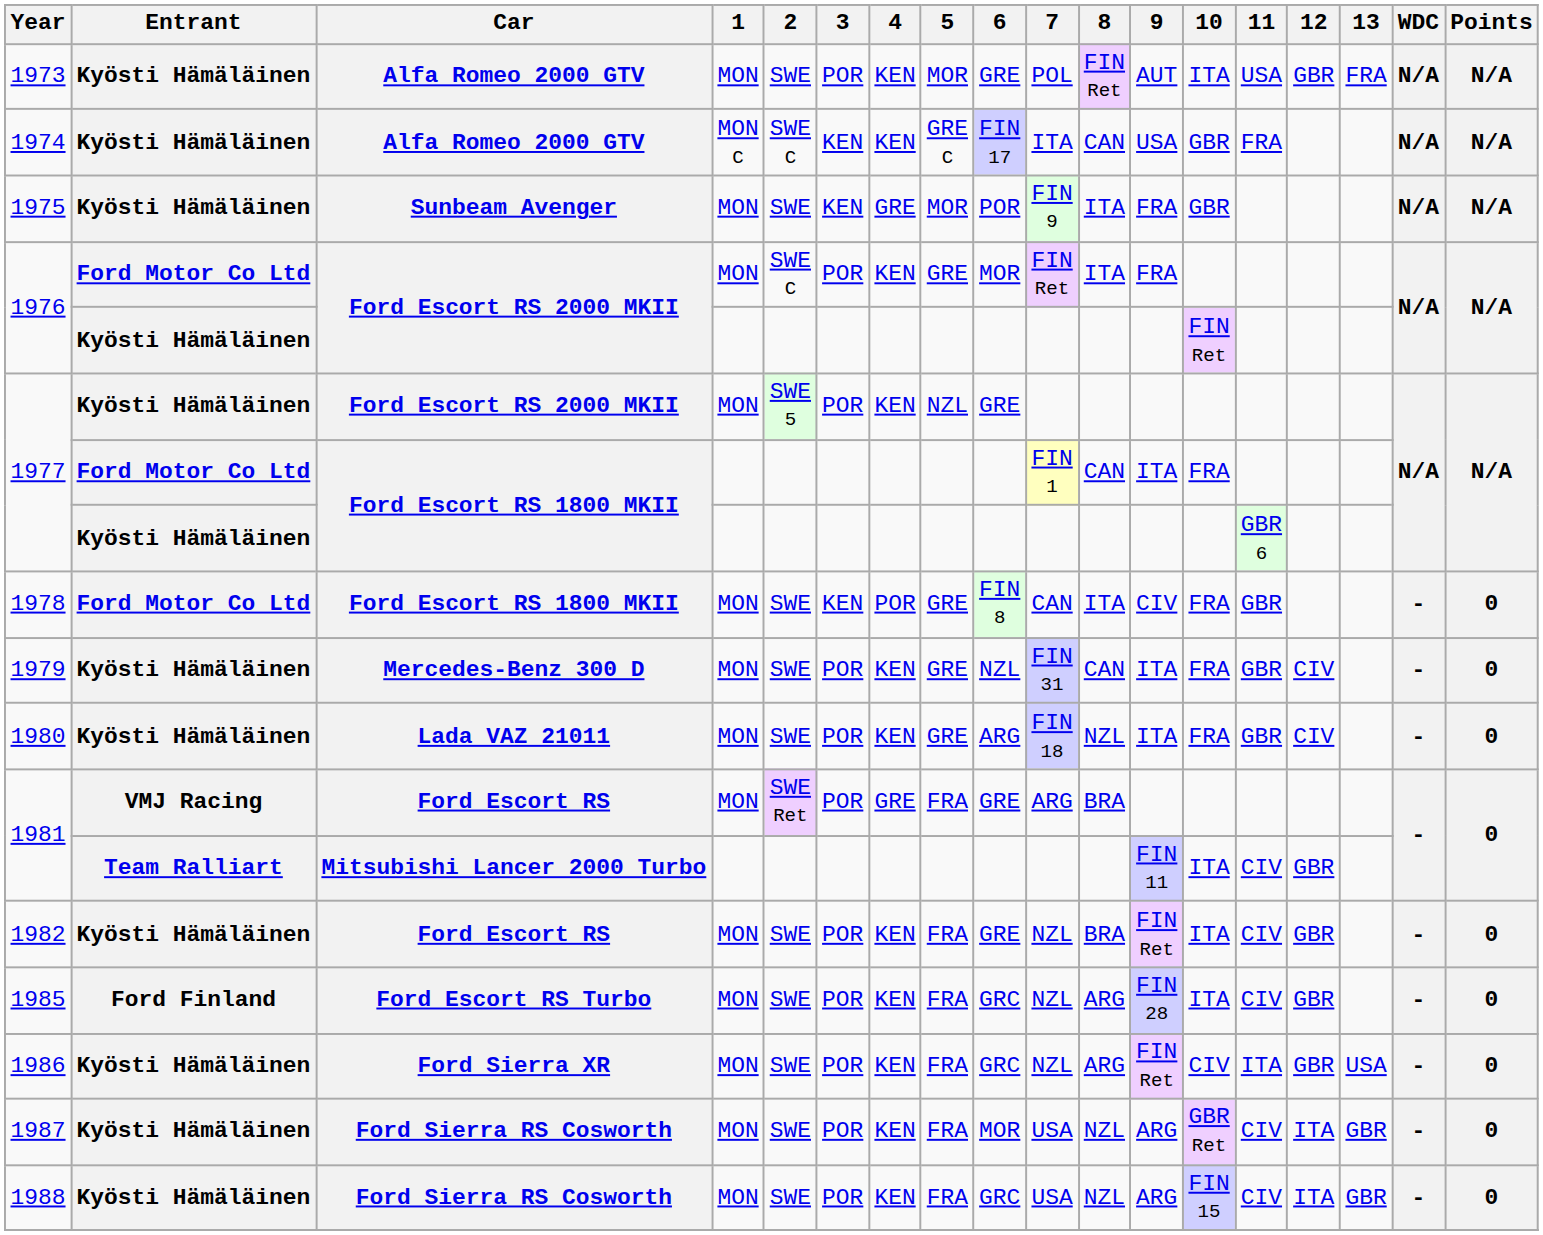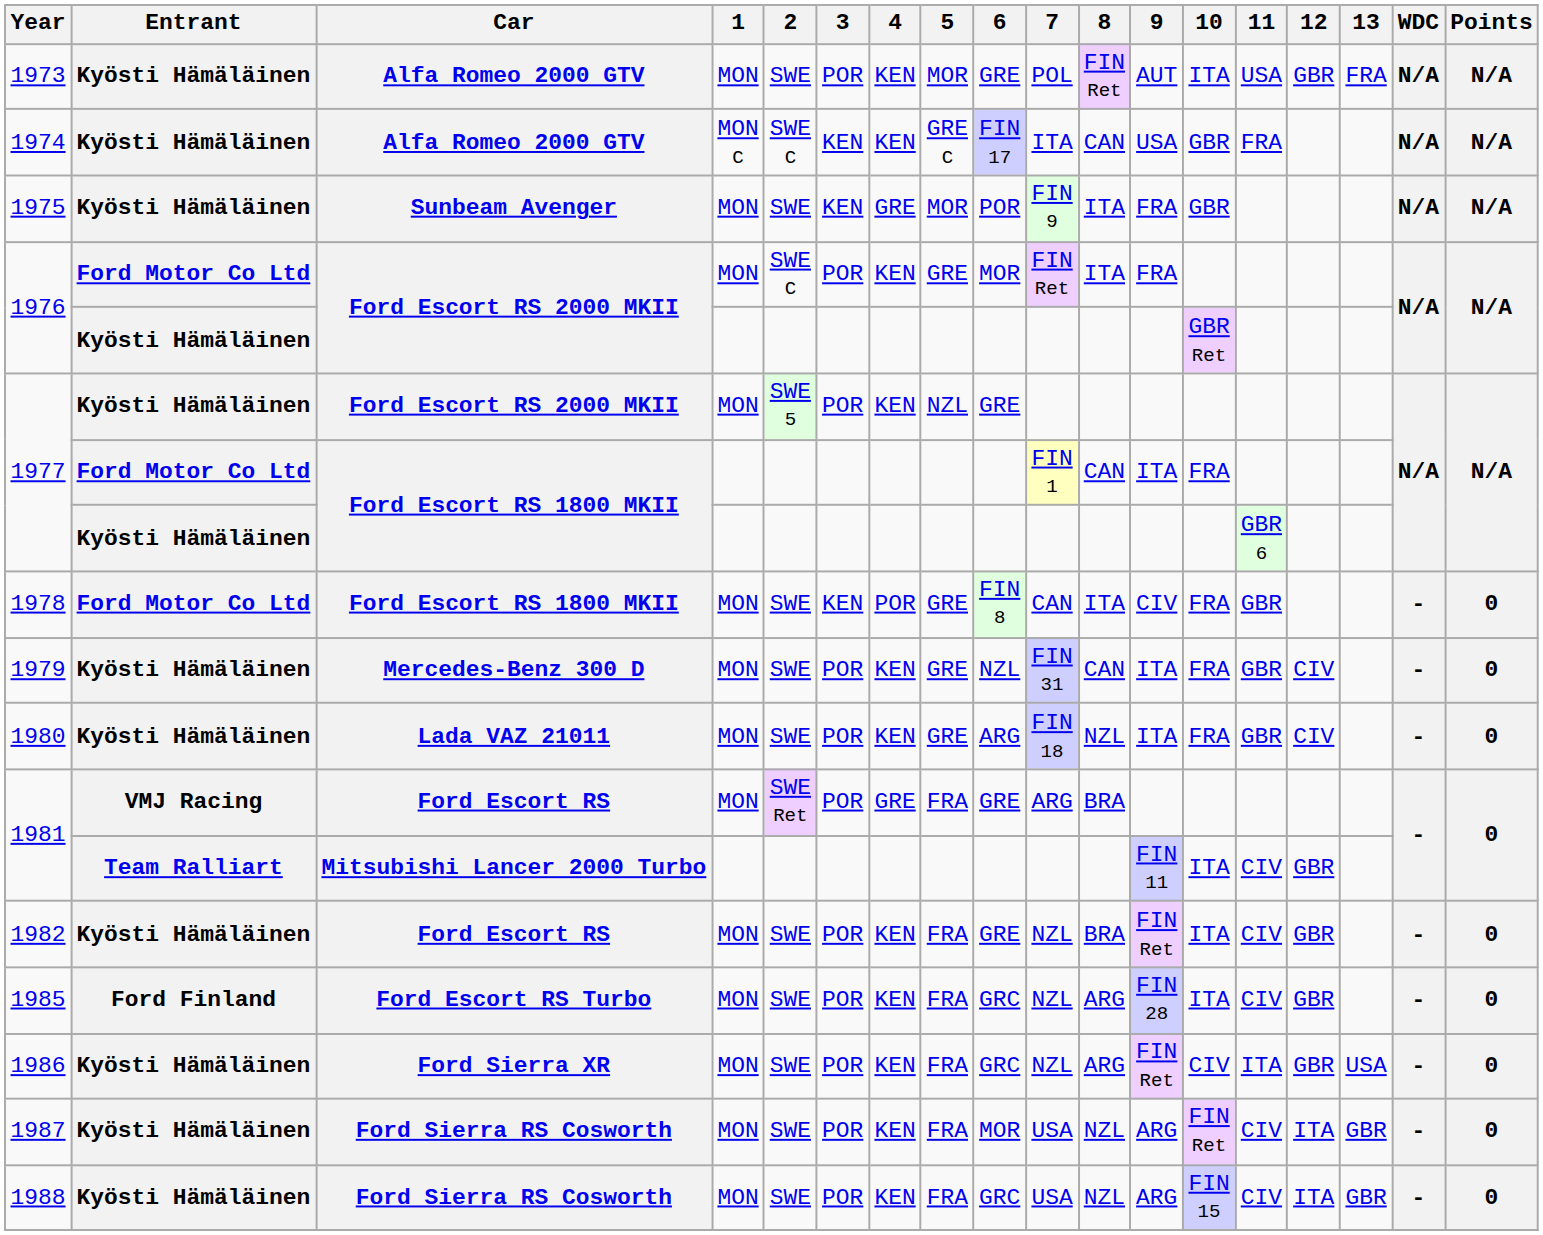(1209, 339) FIN Ret -> (1209, 339) GBR Ret
(1209, 1131) GBR Ret -> (1209, 1131) FIN Ret
